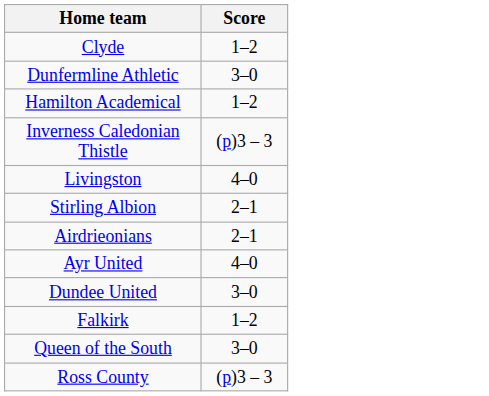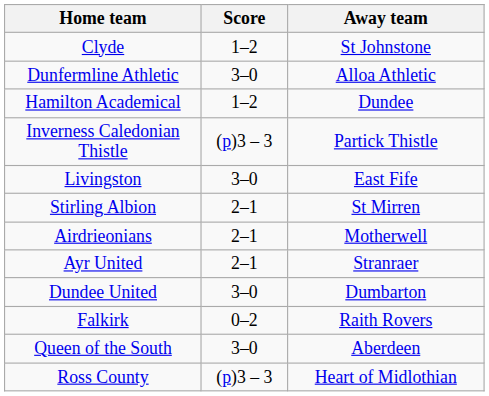+ column: (386, 18)
(244, 179) 4–0 -> (244, 179) 3–0
(244, 263) 4–0 -> (244, 263) 2–1
(244, 320) 1–2 -> (244, 320) 0–2
